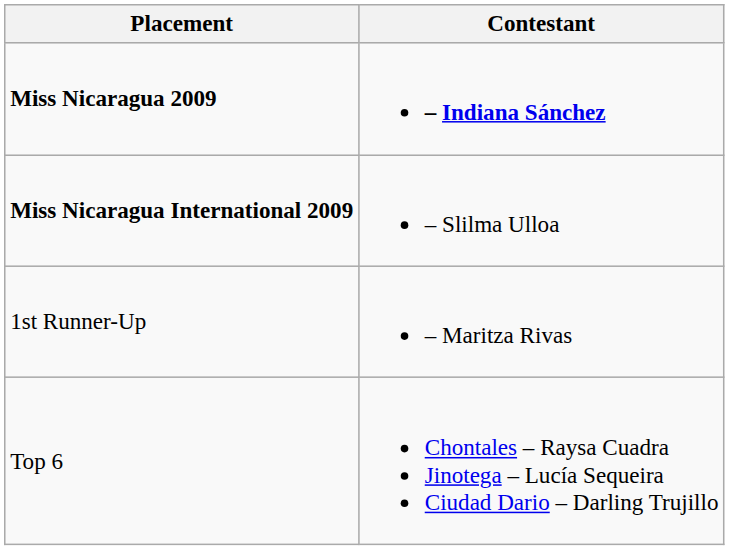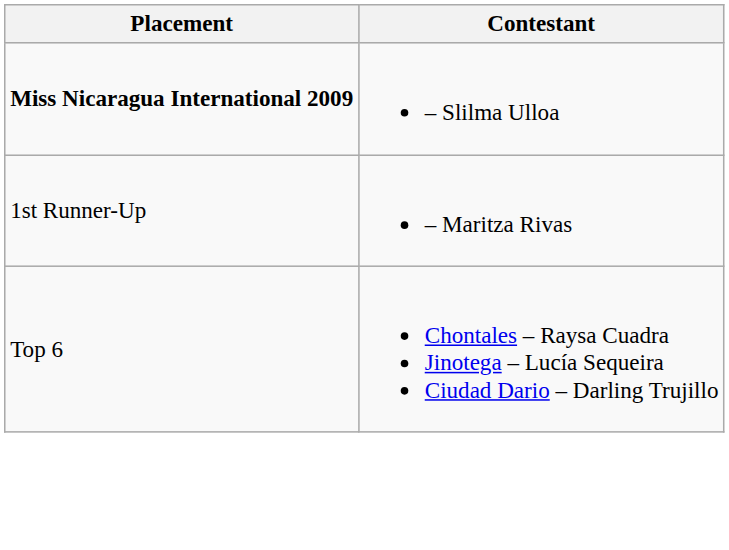- row: (113, 98)
